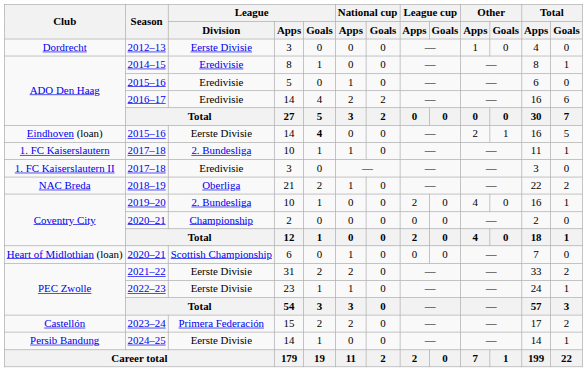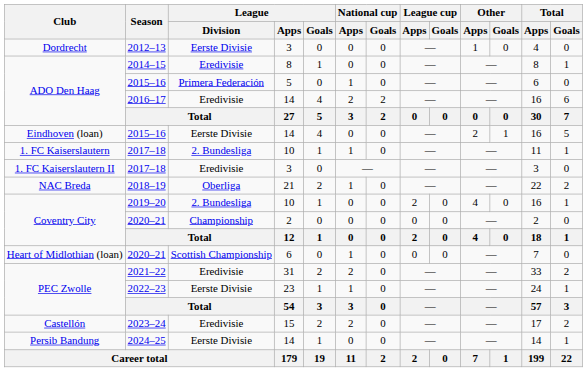(221, 82) Eredivisie -> (221, 82) Primera Federación
(319, 133) bold -> (319, 133) normal
(221, 271) Eerste Divisie -> (221, 271) Eredivisie
(221, 323) Primera Federación -> (221, 323) Eredivisie
